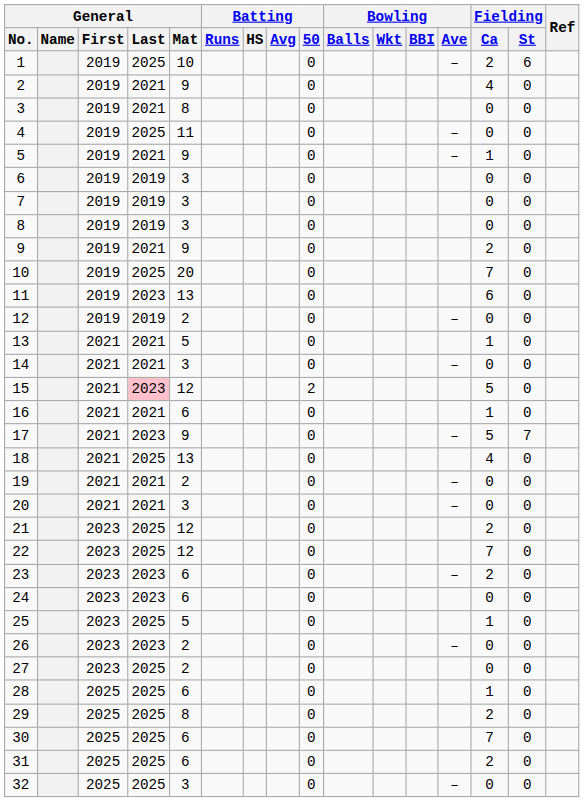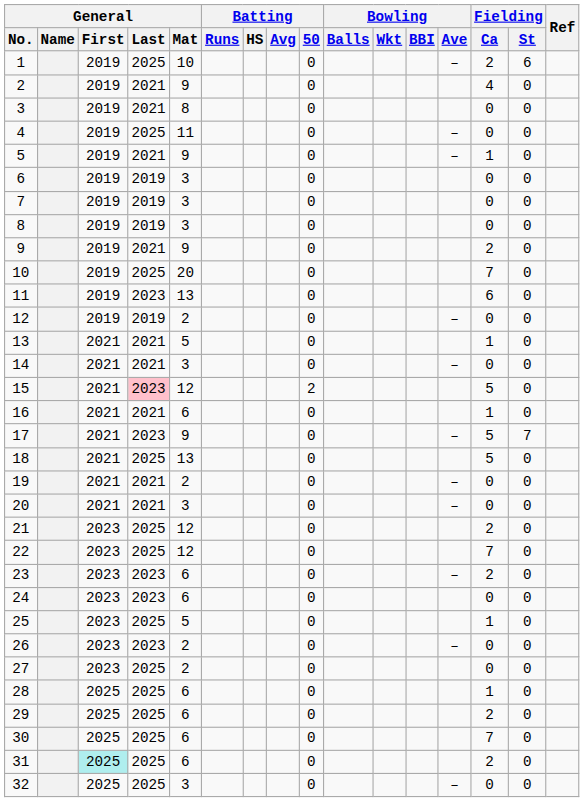(490, 459) 4 -> (490, 459) 5
(185, 715) 8 -> (185, 715) 6
(103, 762) no background -> (103, 762) paleturquoise background
